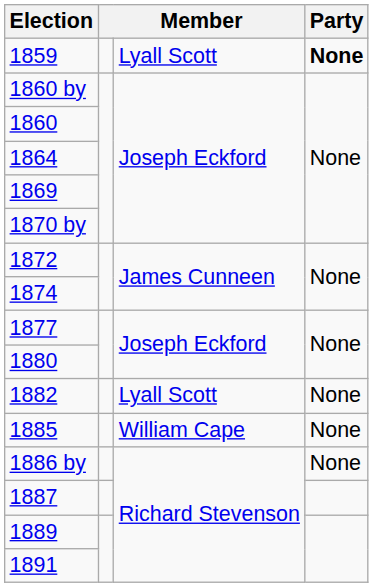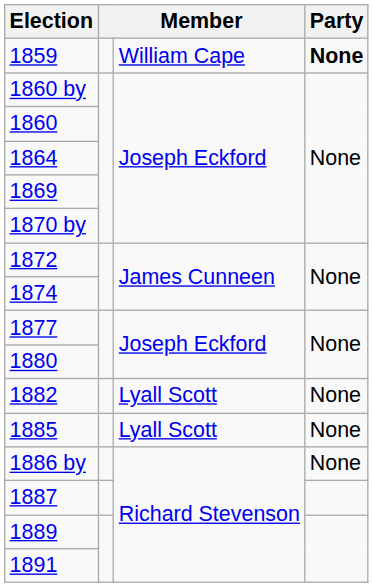(168, 55) Lyall Scott -> (182, 55) William Cape
(182, 429) William Cape -> (168, 429) Lyall Scott
